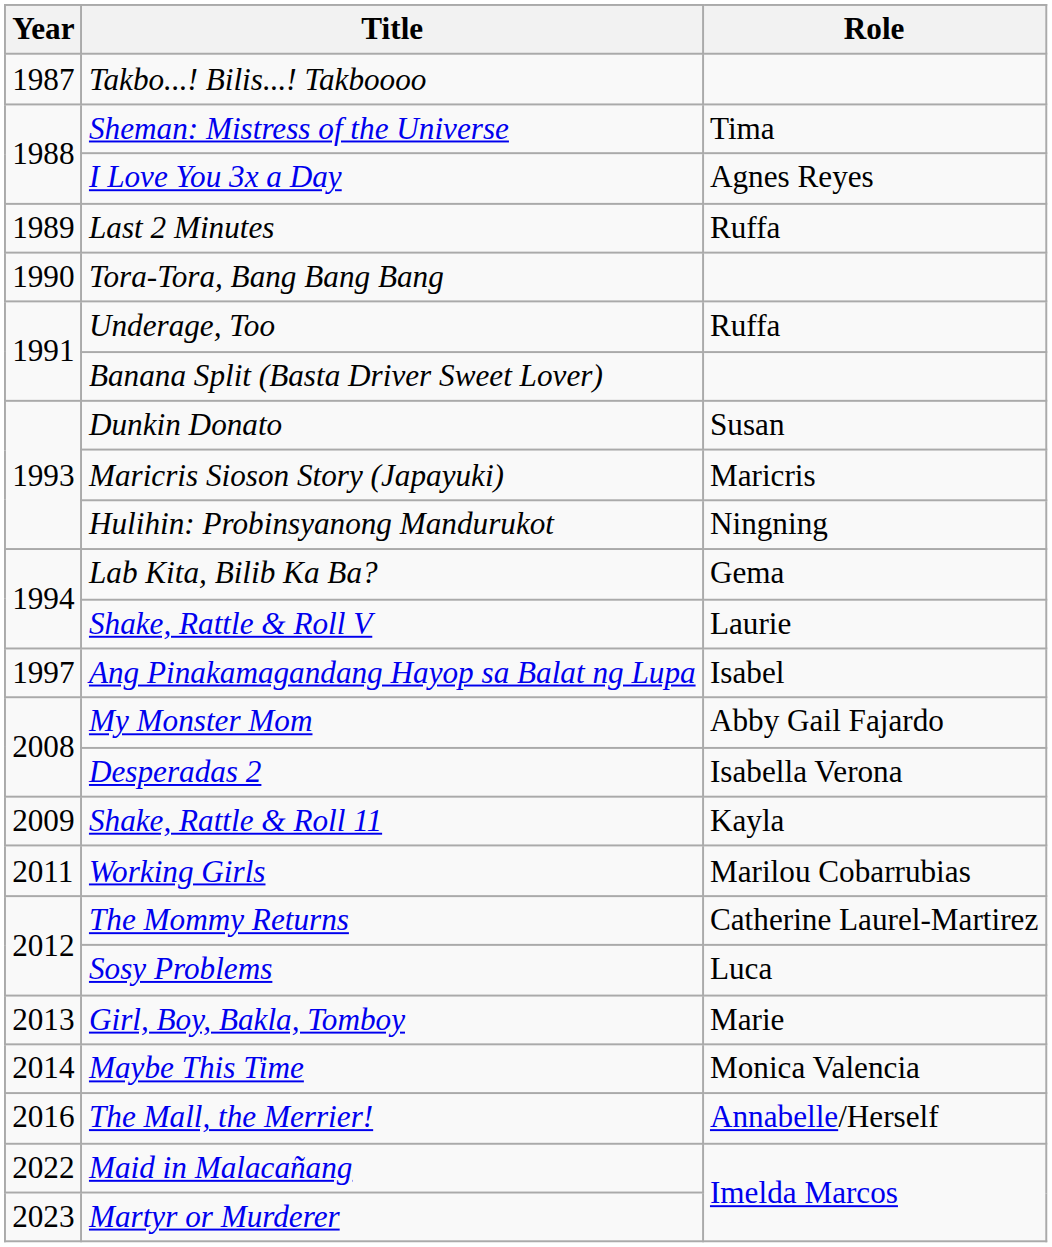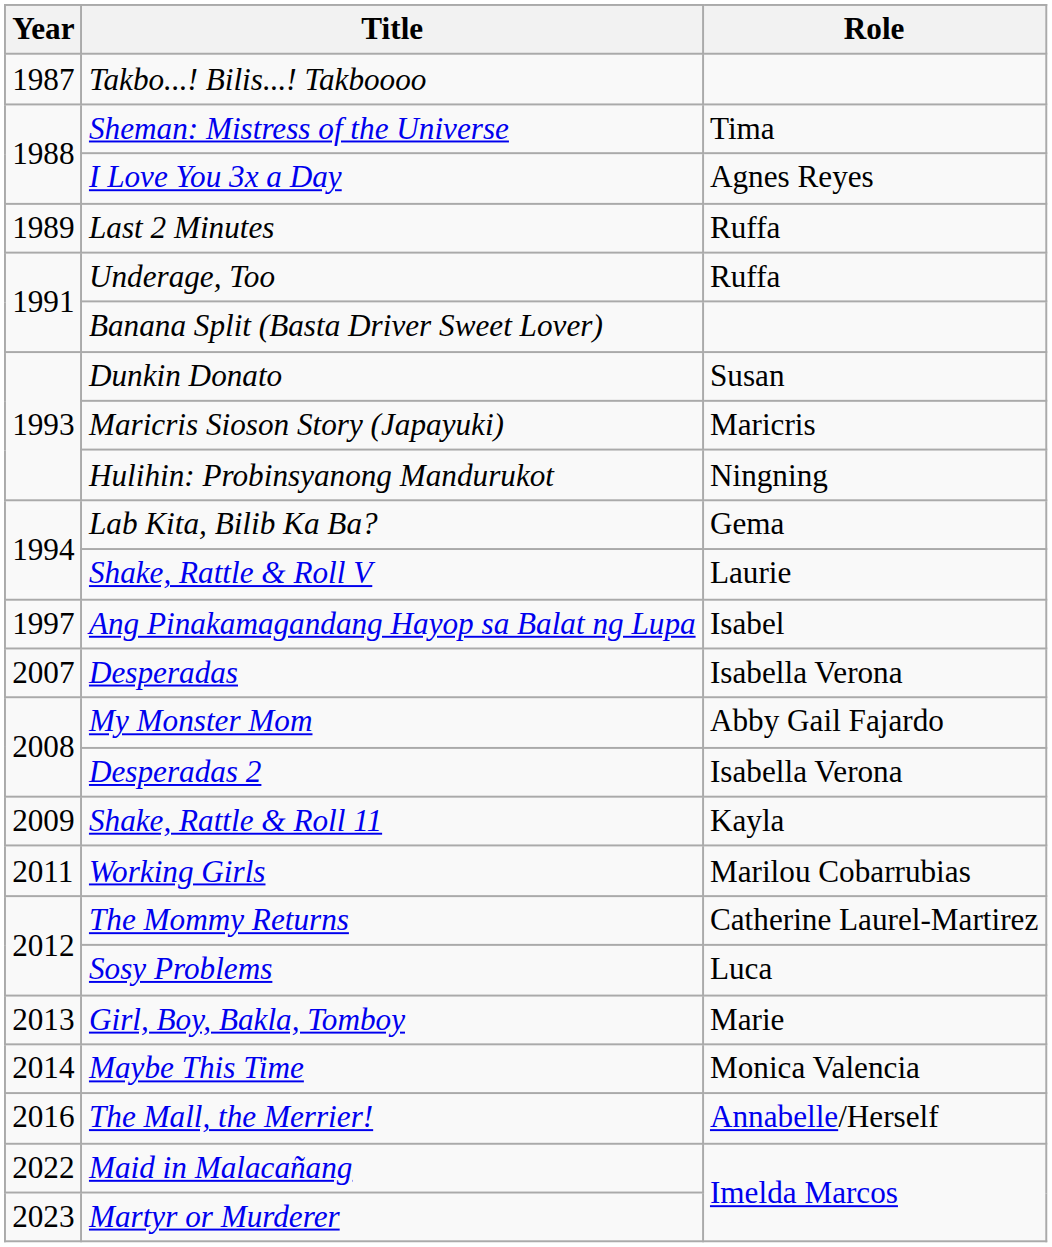- row: (266, 276)
+ row: (163, 672)
